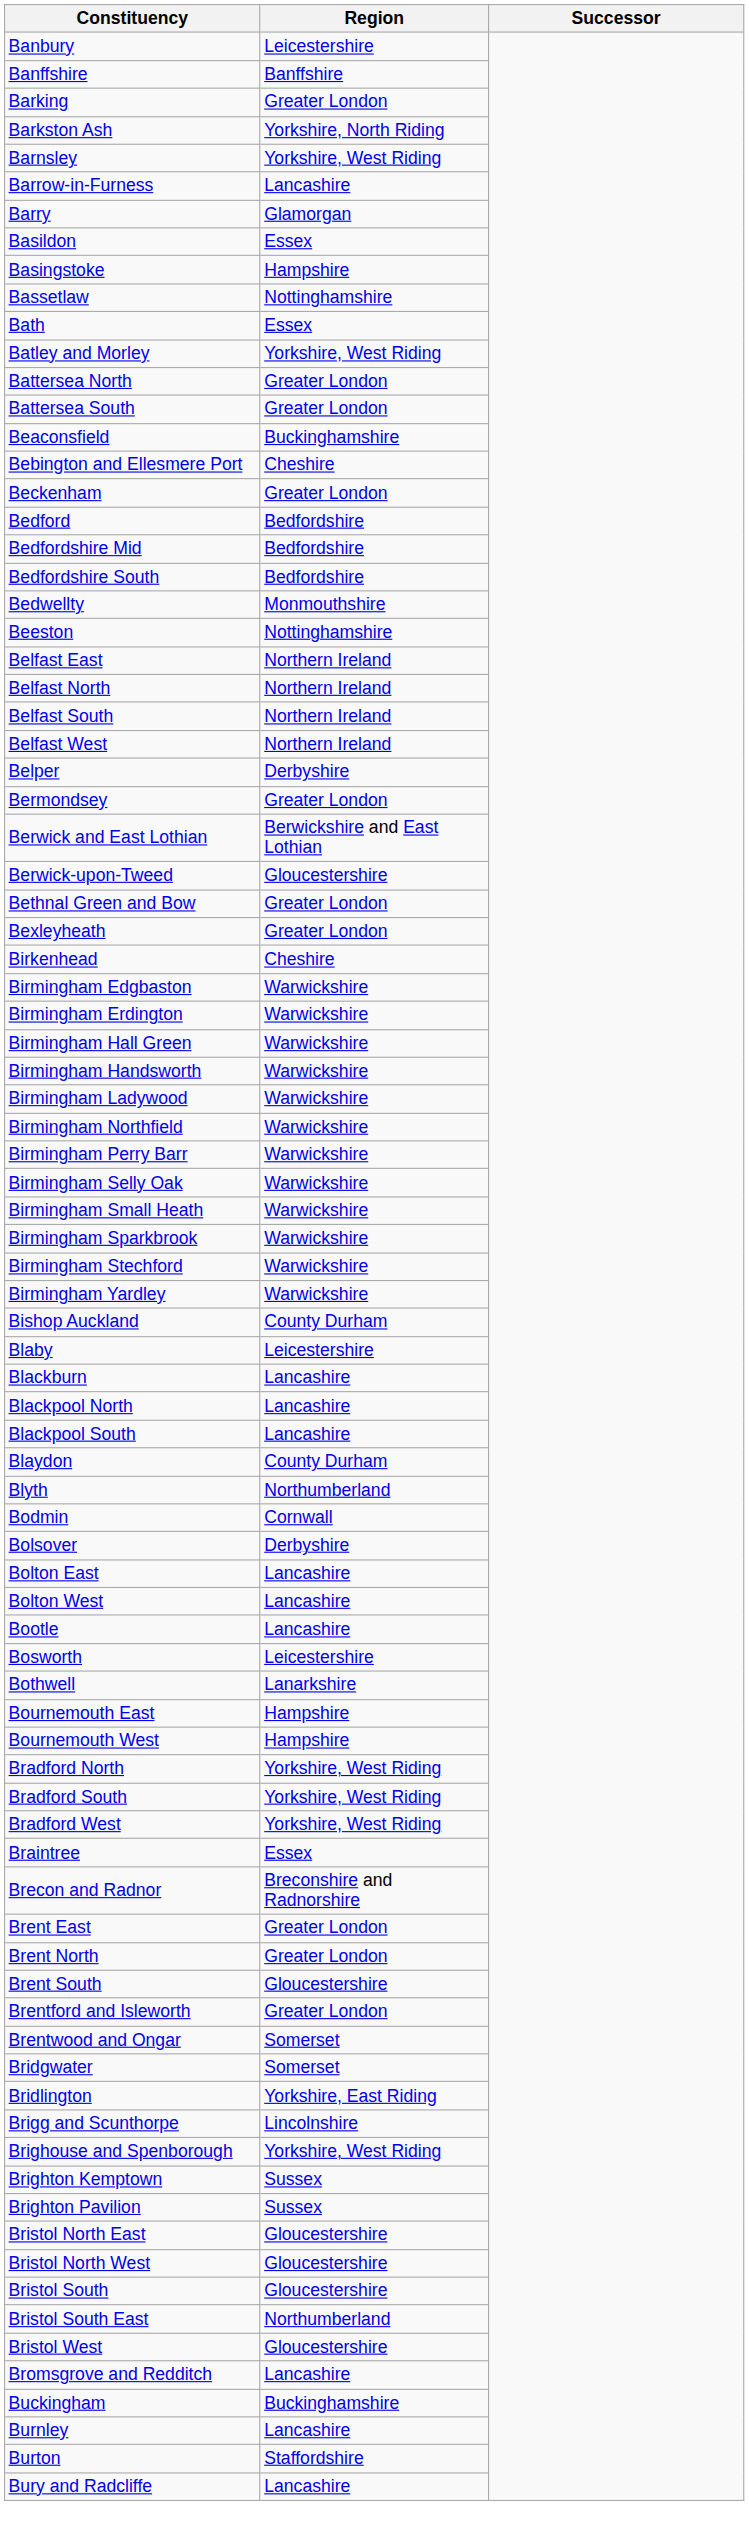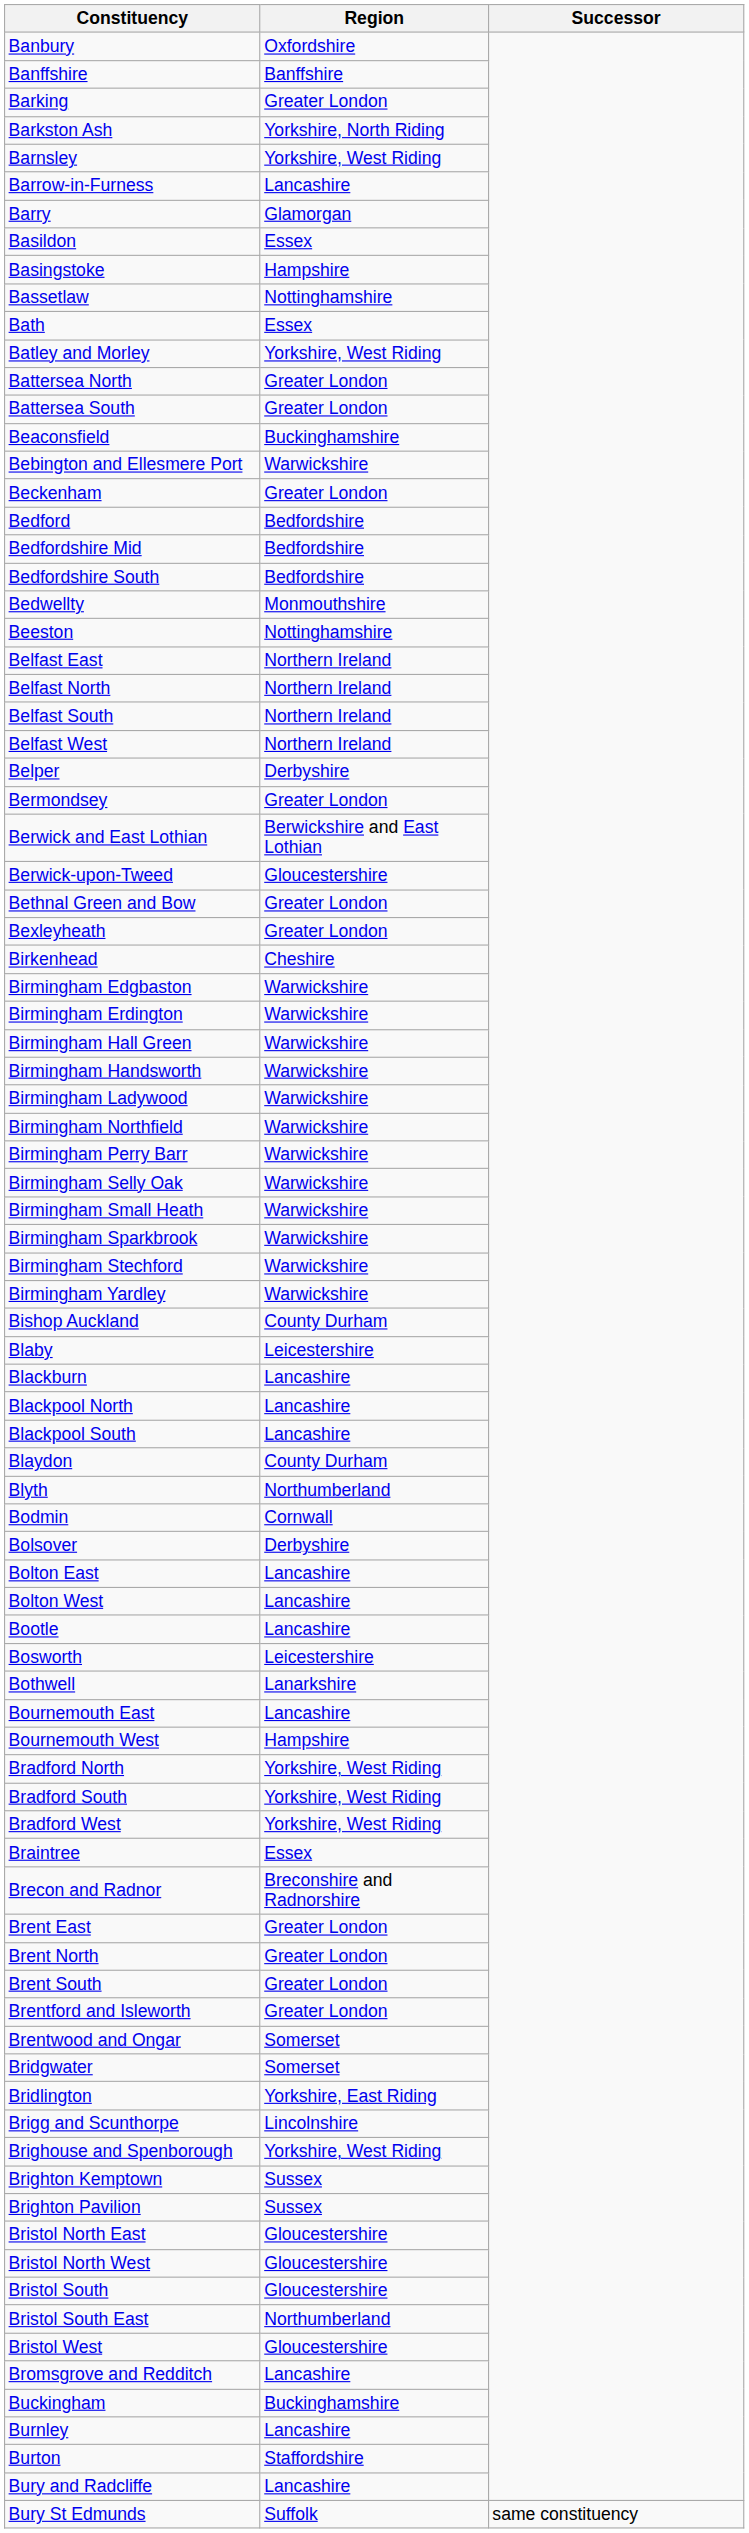(319, 46) Leicestershire -> (310, 46) Oxfordshire
(299, 465) Cheshire -> (316, 465) Warwickshire
(307, 1713) Hampshire -> (307, 1713) Lancashire
(326, 1984) Gloucestershire -> (326, 1984) Greater London
+ row: (77, 2514)
